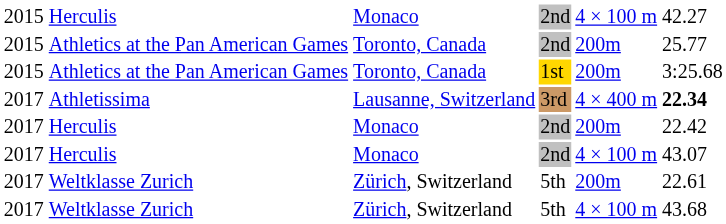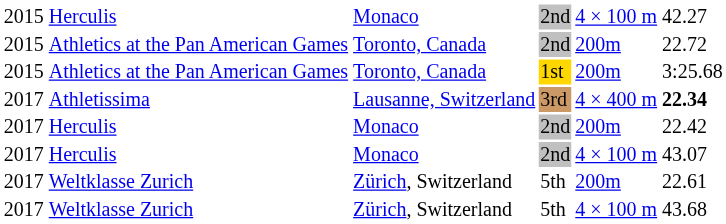(685, 44) 25.77 -> (685, 44) 22.72
